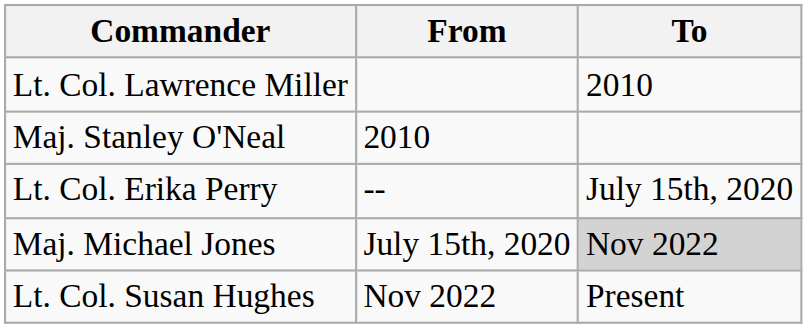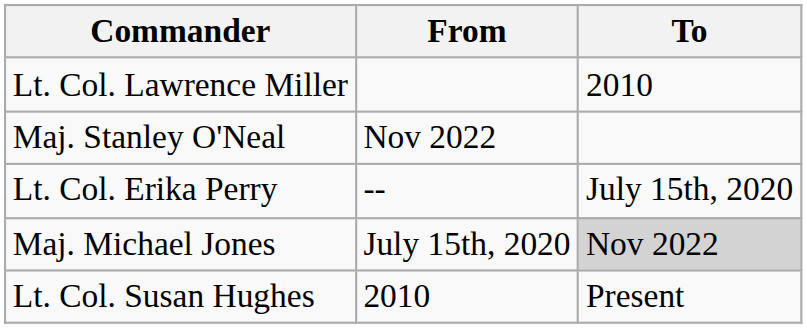(397, 137) 2010 -> (430, 137) Nov 2022
(430, 296) Nov 2022 -> (397, 296) 2010
